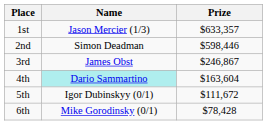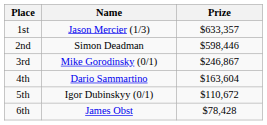(109, 62) James Obst -> (109, 62) Mike Gorodinsky (0/1)
(109, 78) paleturquoise background -> (109, 78) no background
(219, 95) $111,672 -> (219, 95) $110,672
(109, 111) Mike Gorodinsky (0/1) -> (109, 111) James Obst
